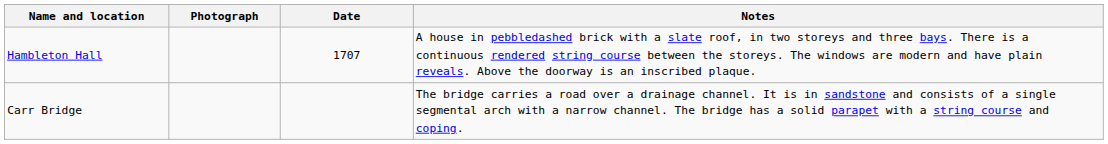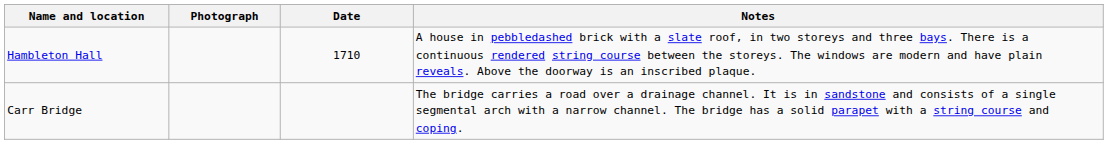(347, 55) 1707 -> (347, 55) 1710
